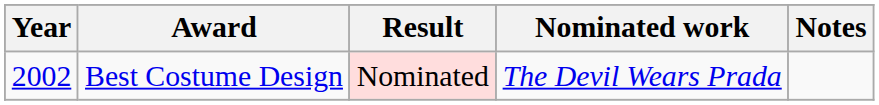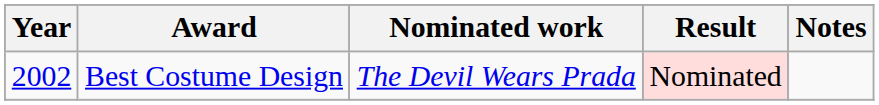columns swapped: (642, 28) <-> (423, 28)
